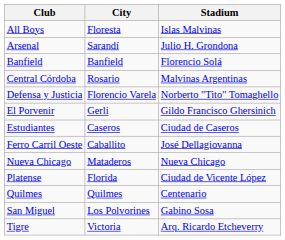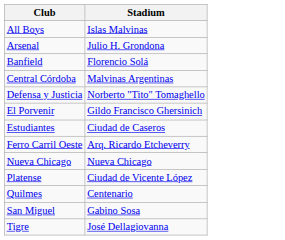- column: (122, 12)
(201, 144) José Dellagiovanna -> (138, 144) Arq. Ricardo Etcheverry
(212, 227) Arq. Ricardo Etcheverry -> (128, 227) José Dellagiovanna
